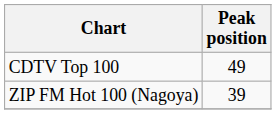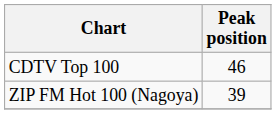(237, 66) 49 -> (237, 66) 46
